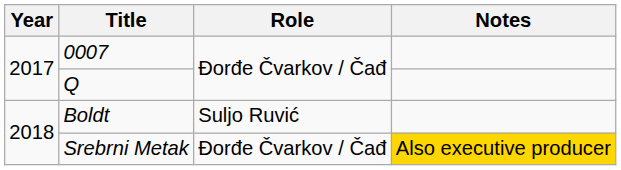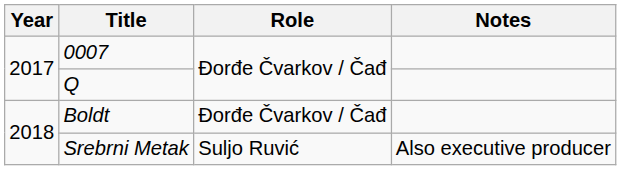(249, 116) Suljo Ruvić -> (292, 116) Đorđe Čvarkov / Čađ
(292, 148) Đorđe Čvarkov / Čađ -> (249, 148) Suljo Ruvić
(503, 148) gold background -> (503, 148) no background
